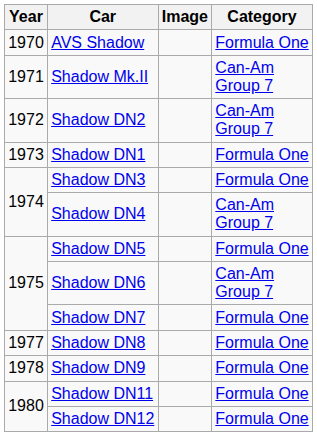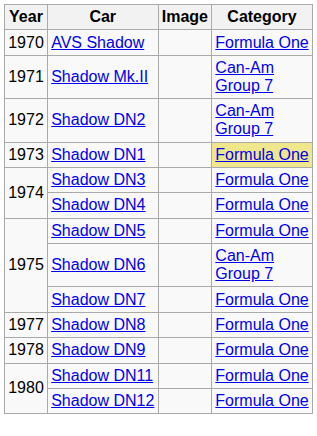(262, 154) no background -> (262, 154) khaki background
(245, 214) Can-Am Group 7 -> (262, 205) Formula One
